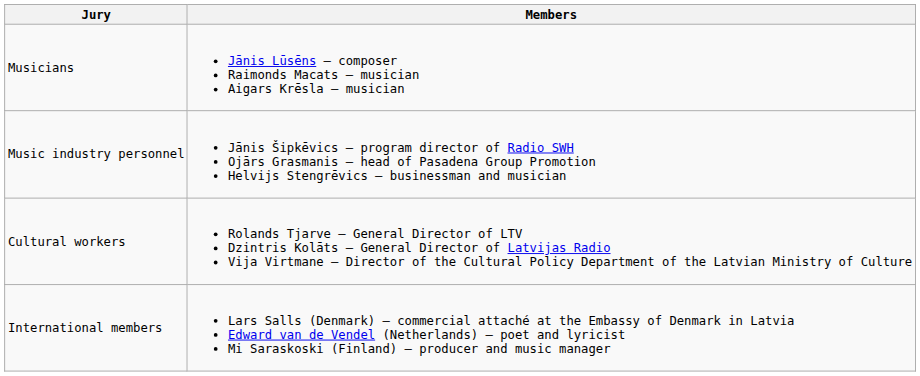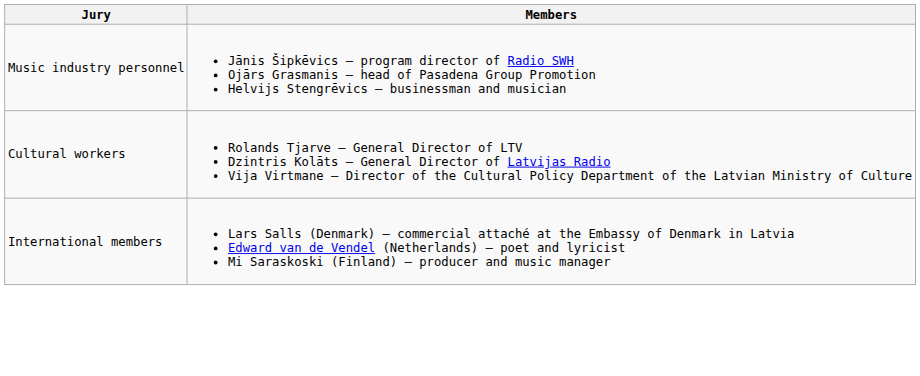- row: (41, 68)
